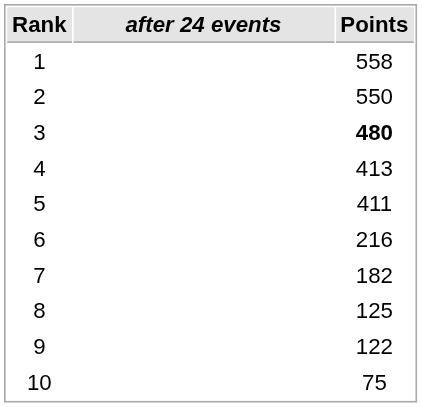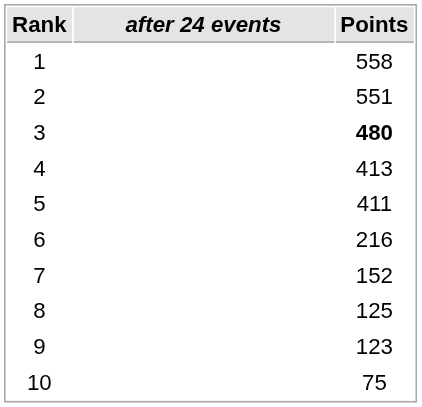(374, 97) 550 -> (374, 97) 551
(374, 275) 182 -> (374, 275) 152
(374, 347) 122 -> (374, 347) 123
